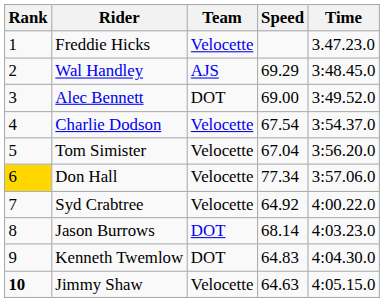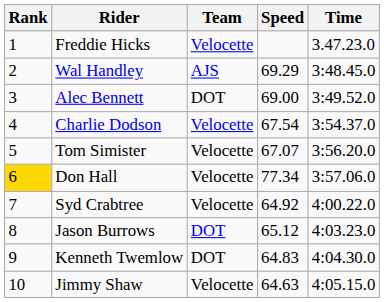(280, 151) 67.04 -> (280, 151) 67.07
(280, 230) 68.14 -> (280, 230) 65.12
(17, 284) bold -> (17, 284) normal
